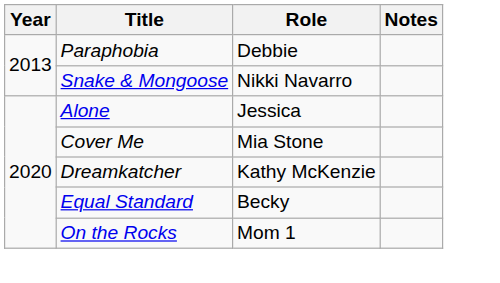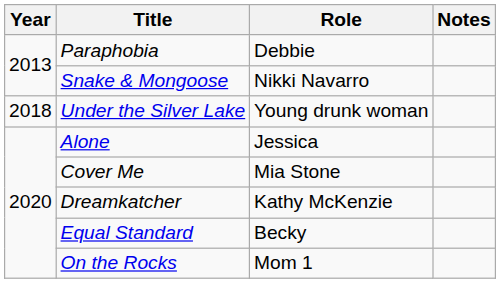+ row: (153, 111)
